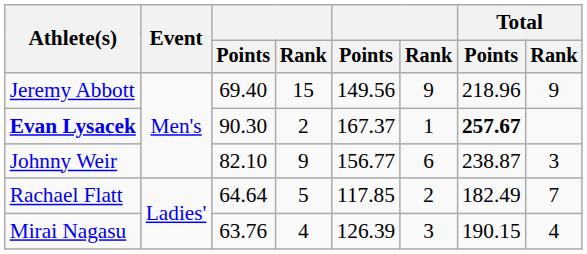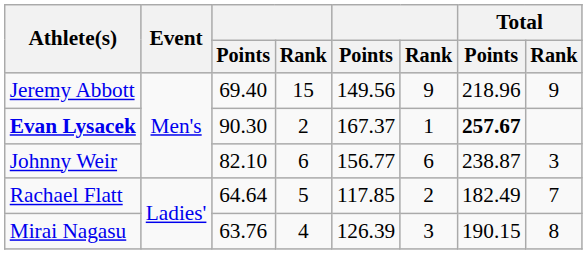(303, 161) 9 -> (303, 161) 6
(554, 231) 4 -> (554, 231) 8
